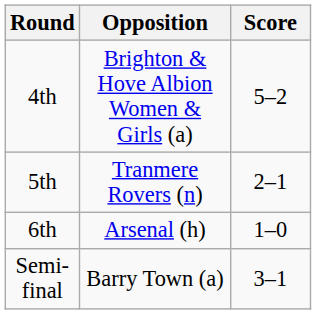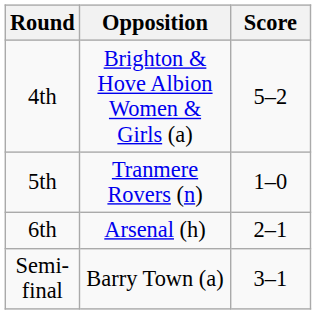(270, 181) 2–1 -> (270, 181) 1–0
(270, 230) 1–0 -> (270, 230) 2–1
